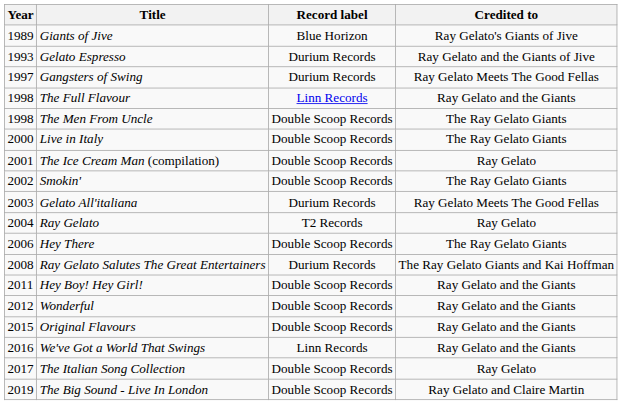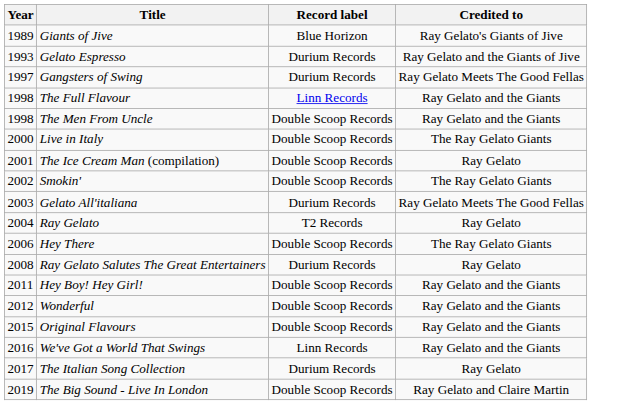(506, 118) The Ray Gelato Giants -> (491, 118) Ray Gelato and the Giants
(506, 264) The Ray Gelato Giants and Kai Hoffman -> (491, 264) Ray Gelato
(332, 368) Double Scoop Records -> (332, 368) Durium Records
